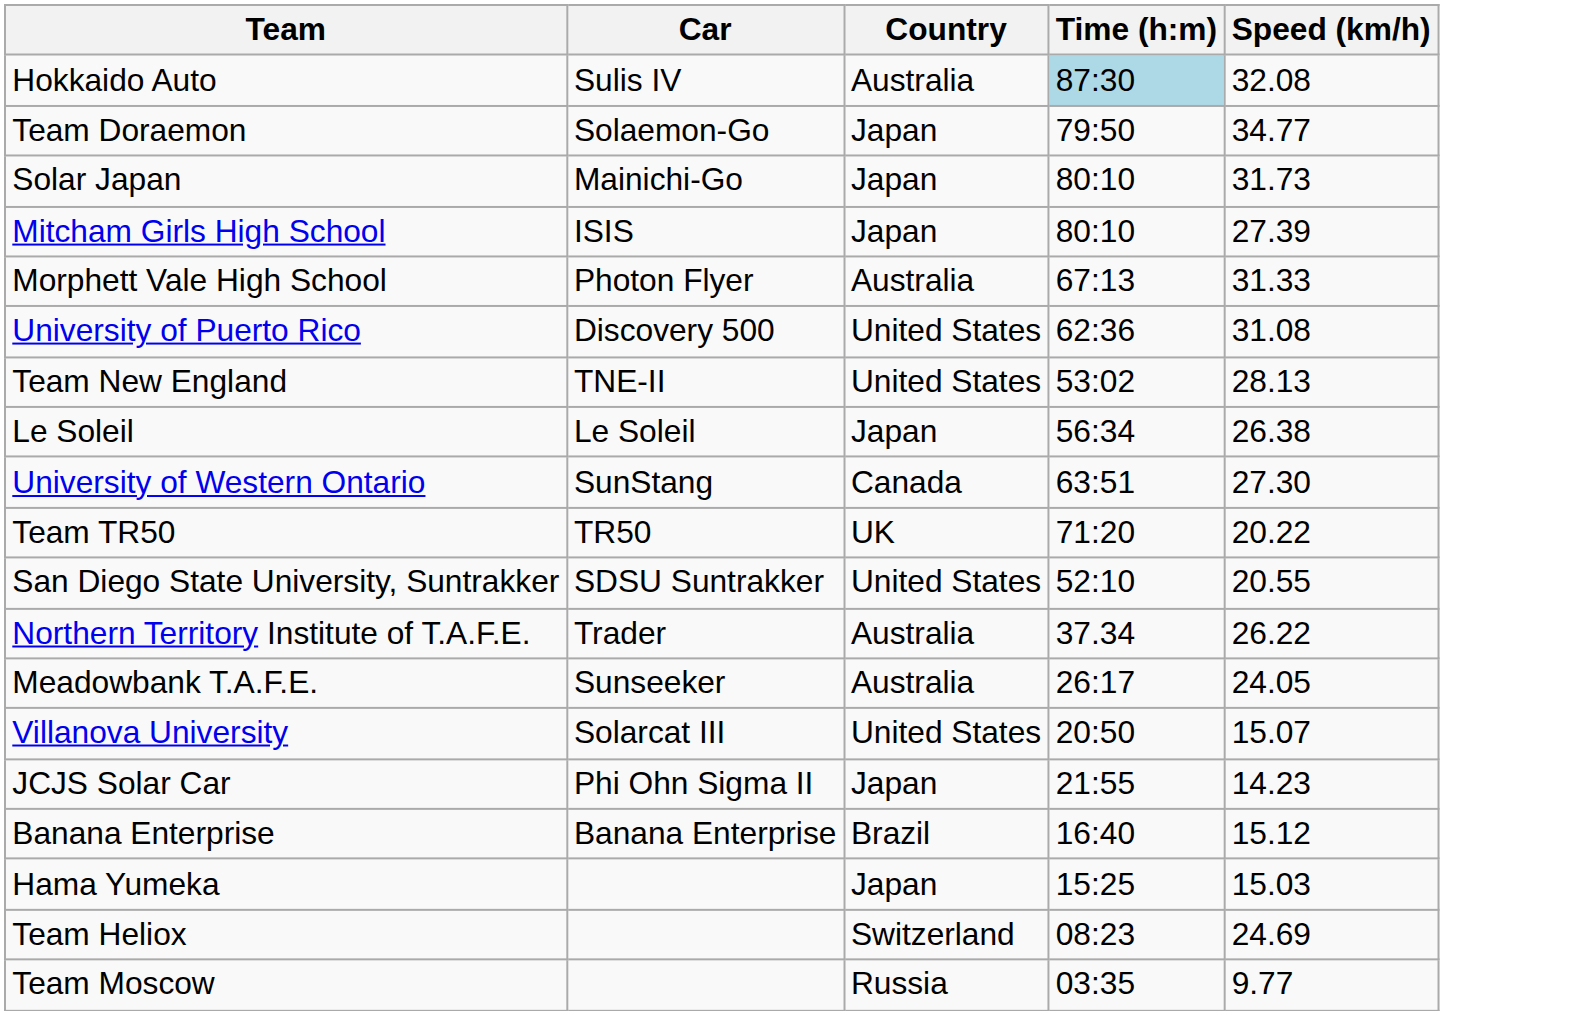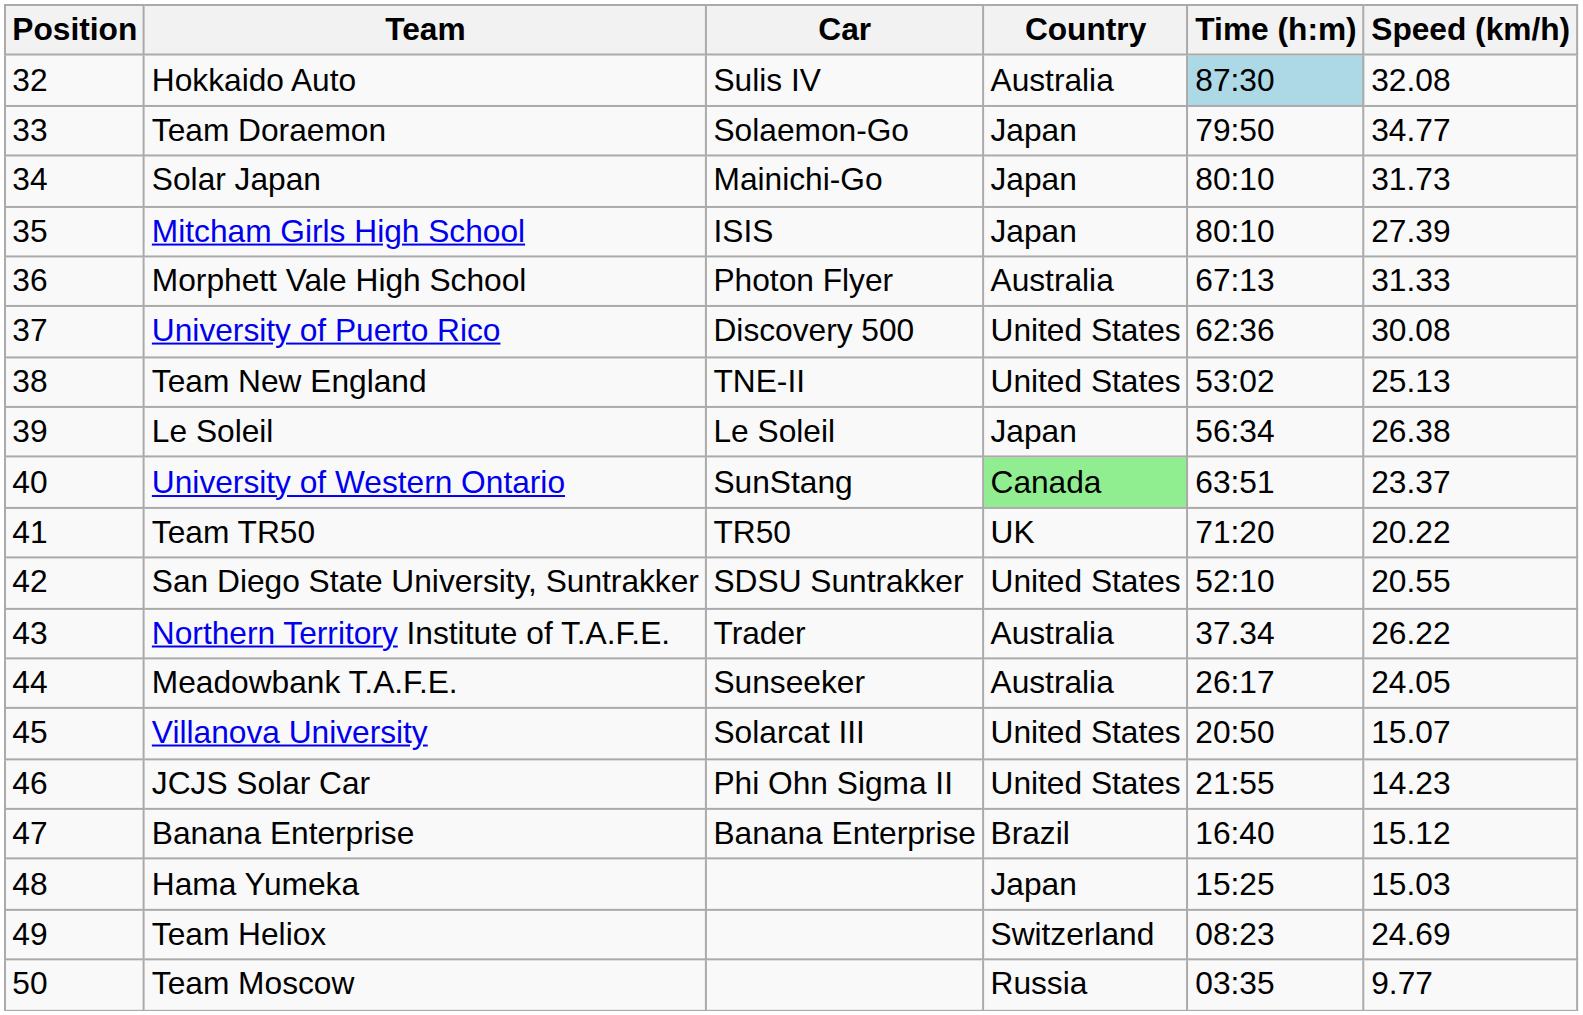+ column: (75, 29)
(1271, 331) 31.08 -> (1411, 331) 30.08
(1271, 381) 28.13 -> (1411, 381) 25.13
(906, 481) no background -> (1046, 481) lightgreen background
(1271, 481) 27.30 -> (1411, 481) 23.37
(894, 783) Japan -> (1086, 783) United States
